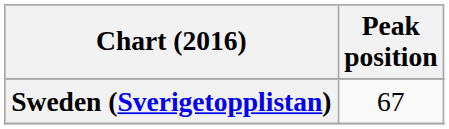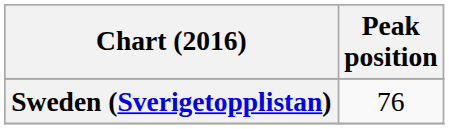(391, 100) 67 -> (391, 100) 76
